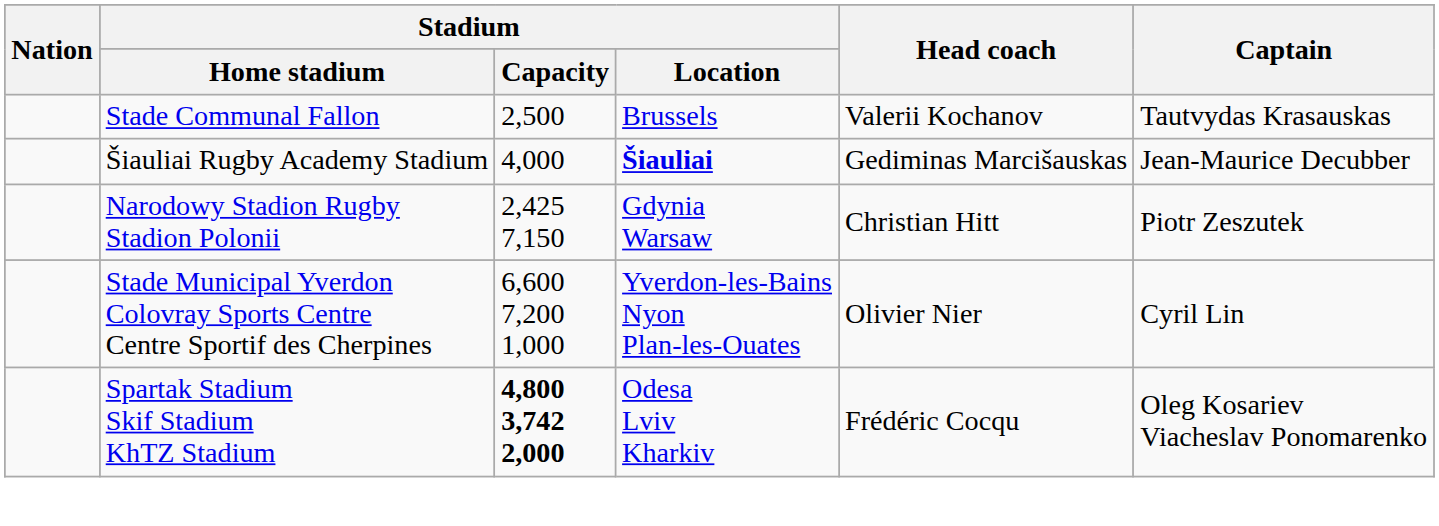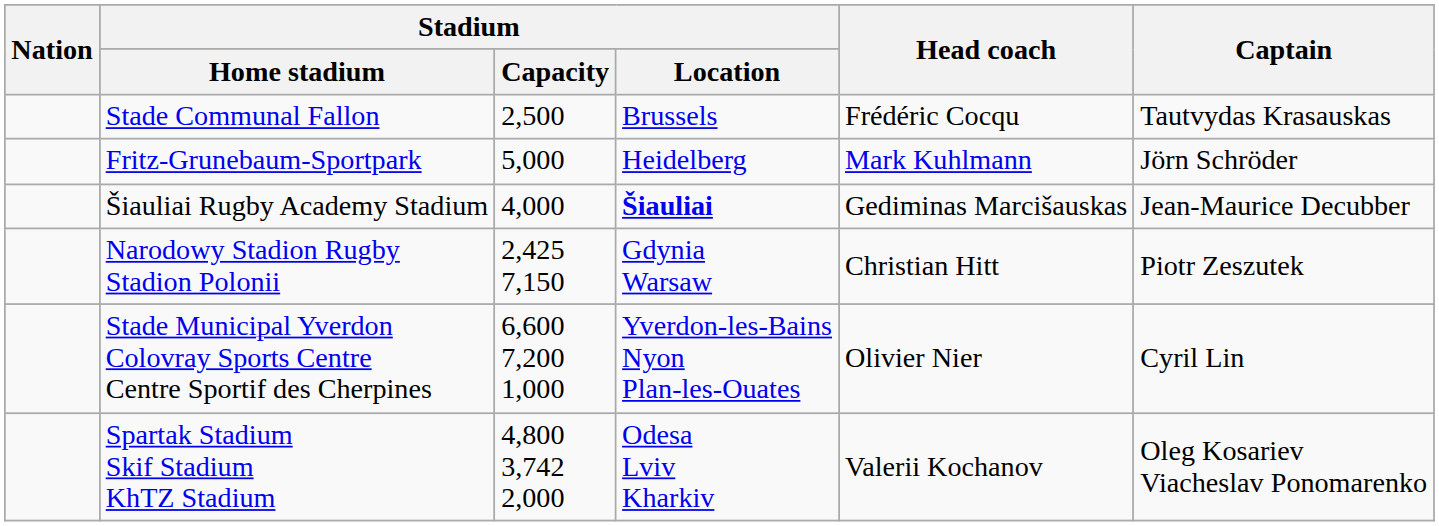(944, 116) Valerii Kochanov -> (932, 116) Frédéric Cocqu
+ row: (264, 160)
(533, 421) bold -> (533, 466) normal
(932, 421) Frédéric Cocqu -> (944, 466) Valerii Kochanov
